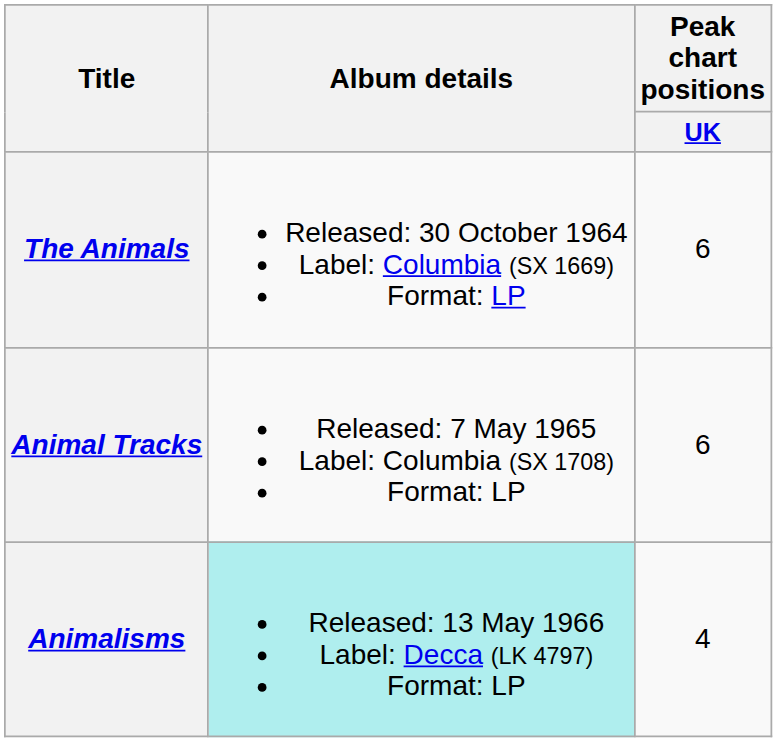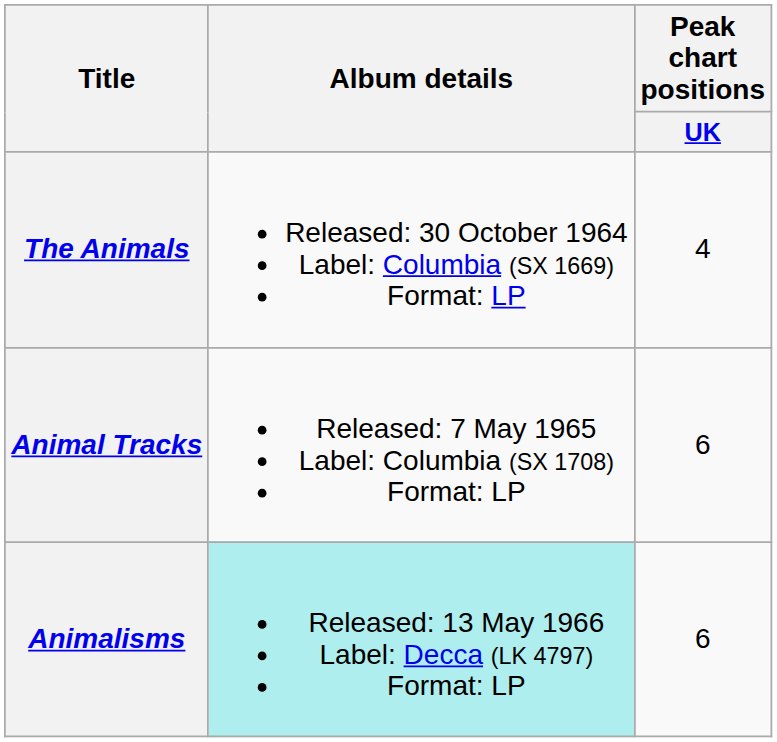(703, 249) 6 -> (703, 249) 4
(703, 638) 4 -> (703, 638) 6
